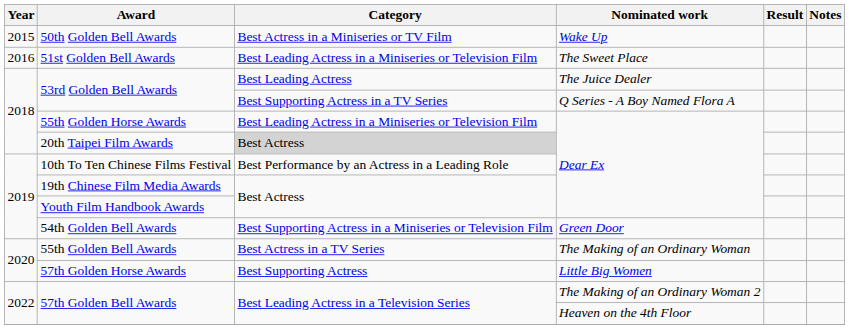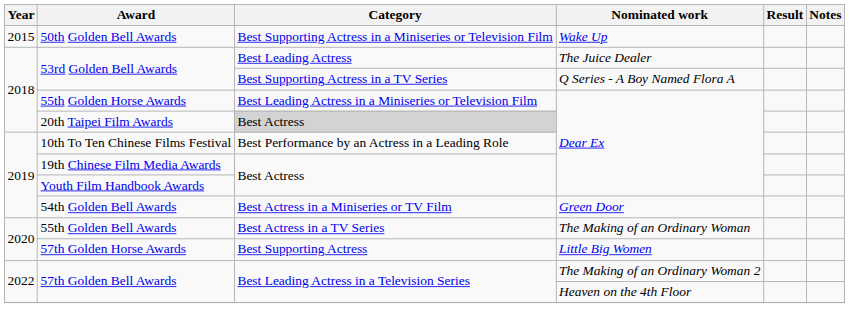(345, 36) Best Actress in a Miniseries or TV Film -> (395, 36) Best Supporting Actress in a Miniseries or Television Film
- row: (108, 57)
(395, 228) Best Supporting Actress in a Miniseries or Television Film -> (345, 206) Best Actress in a Miniseries or TV Film
